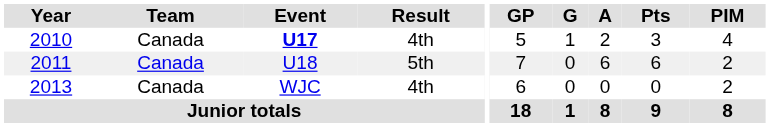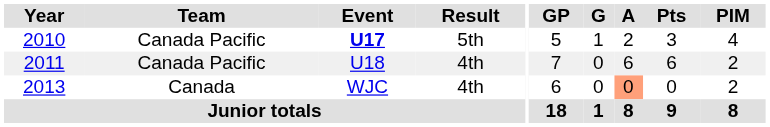(171, 39) Canada -> (202, 39) Canada Pacific
(421, 39) 4th -> (471, 39) 5th
(171, 63) Canada -> (202, 63) Canada Pacific
(421, 63) 5th -> (471, 63) 4th
(605, 87) no background -> (628, 87) lightsalmon background
